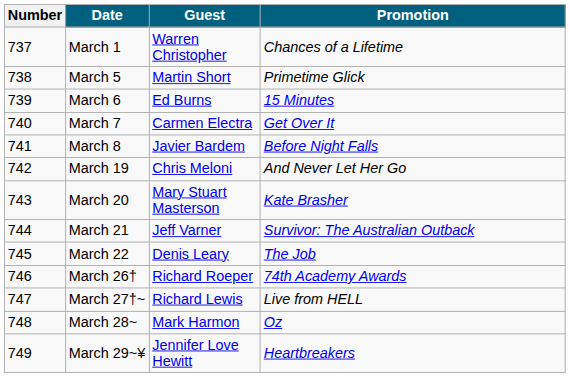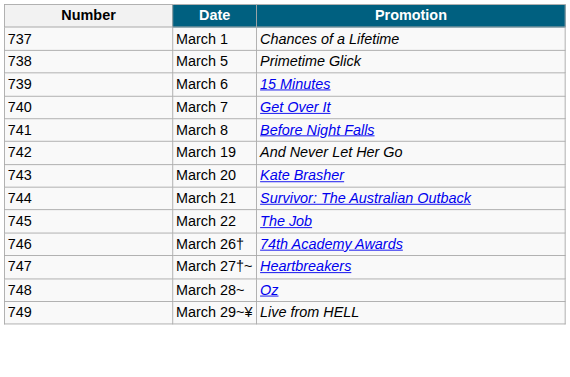- column: (205, 15)
(313, 299) Live from HELL -> (306, 267) Heartbreakers
(309, 353) Heartbreakers -> (310, 312) Live from HELL
